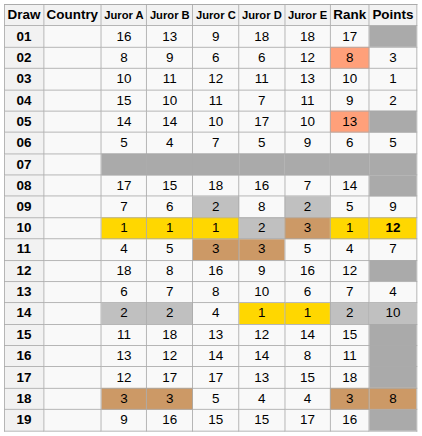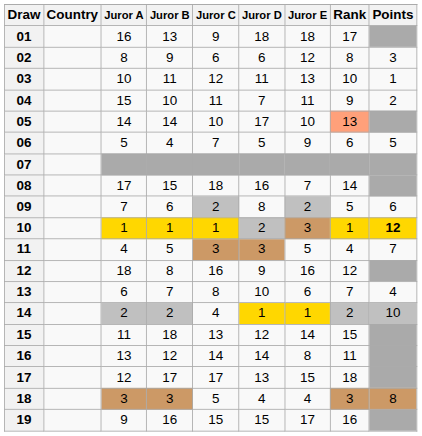(350, 57) lightsalmon background -> (350, 57) no background
(393, 206) 9 -> (393, 206) 6
